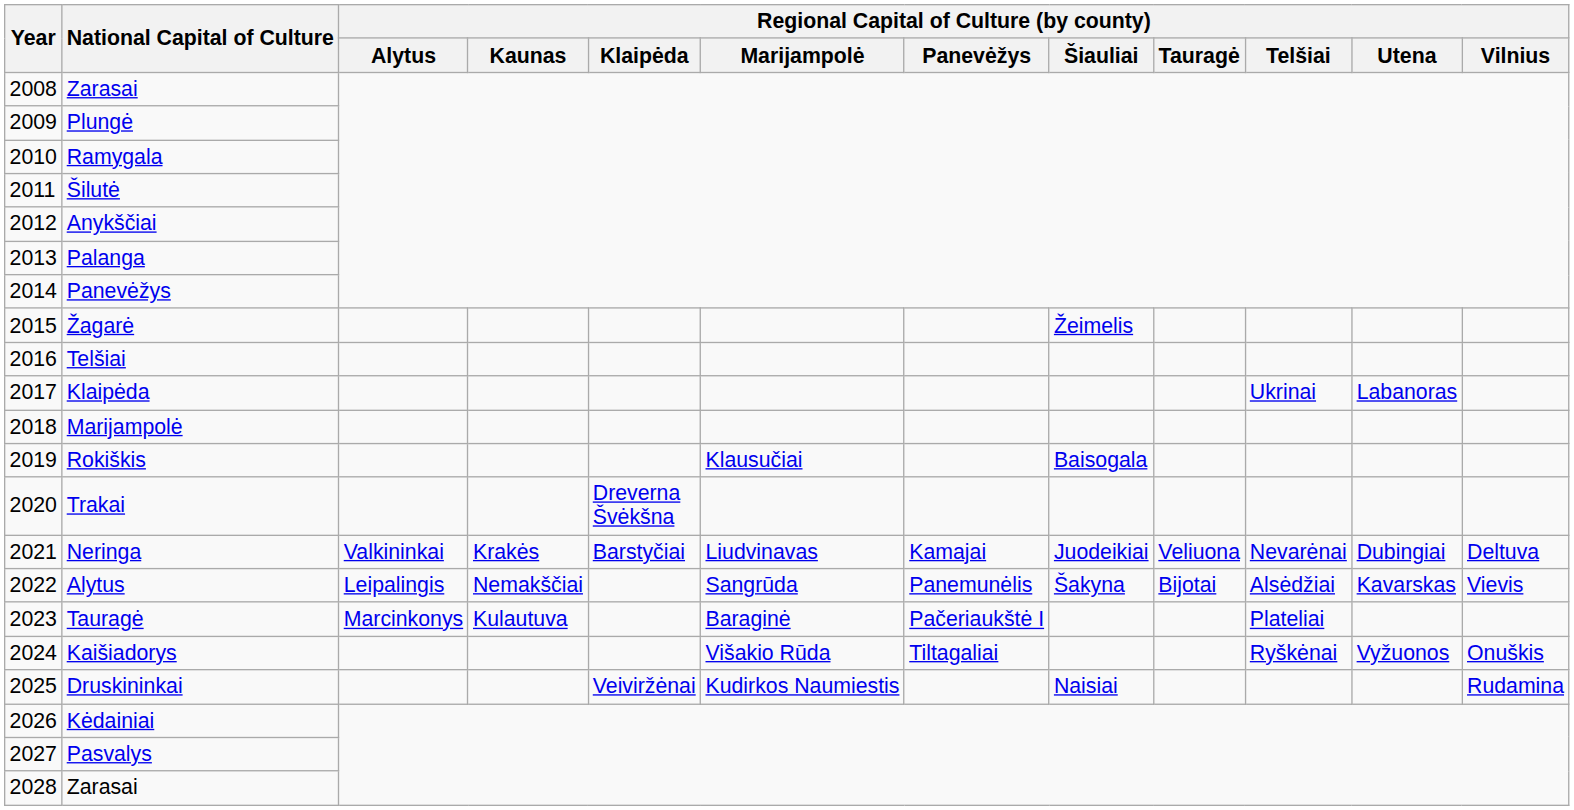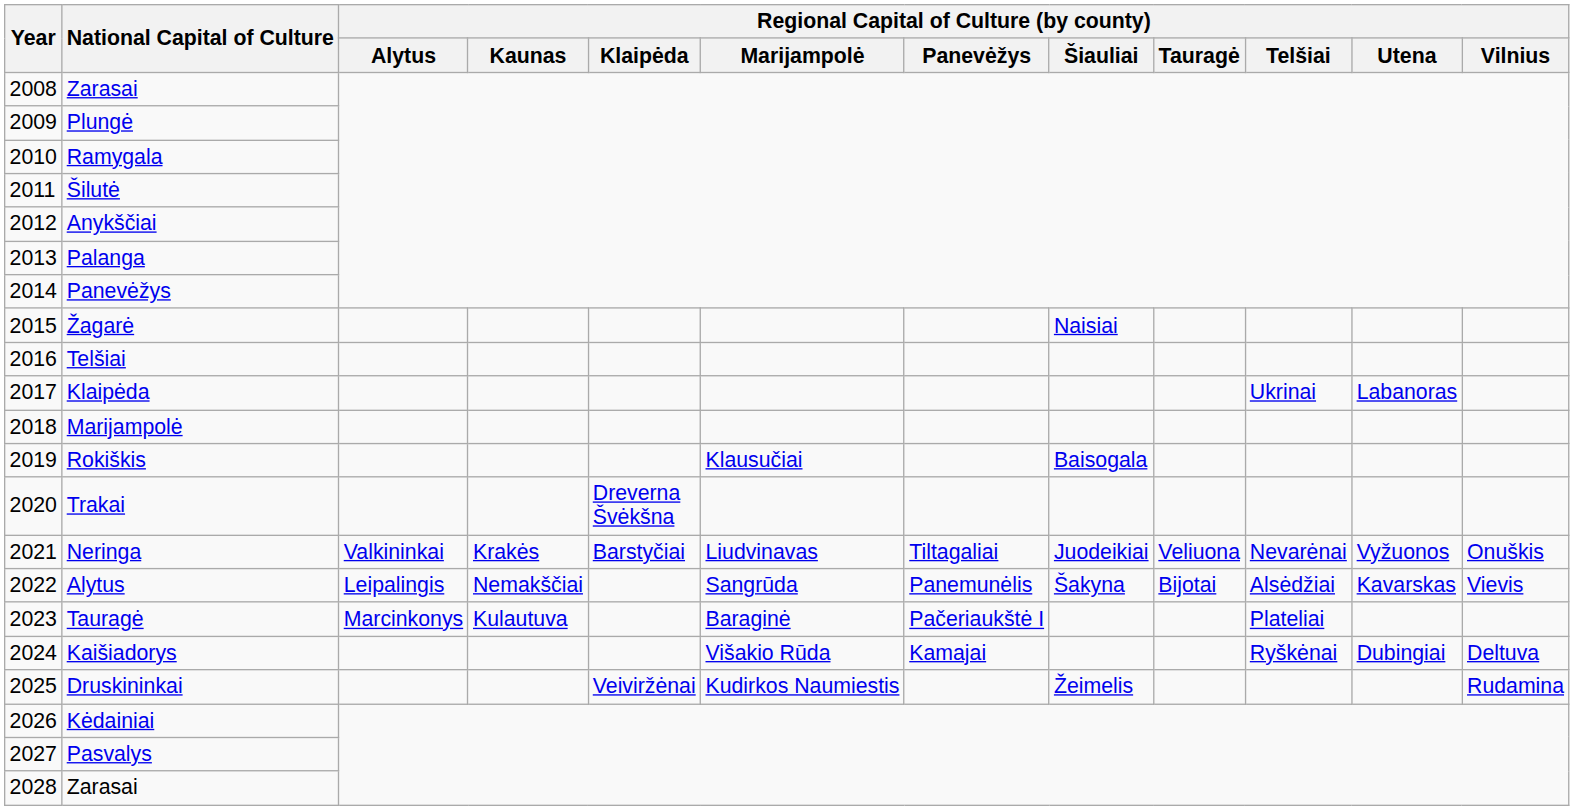(1094, 325) Žeimelis -> (1086, 325) Naisiai
(948, 551) Kamajai -> (954, 551) Tiltagaliai
(1401, 551) Dubingiai -> (1403, 551) Vyžuonos
(1503, 551) Deltuva -> (1505, 551) Onuškis
(954, 652) Tiltagaliai -> (948, 652) Kamajai
(1403, 652) Vyžuonos -> (1401, 652) Dubingiai
(1505, 652) Onuškis -> (1503, 652) Deltuva
(1086, 686) Naisiai -> (1094, 686) Žeimelis
